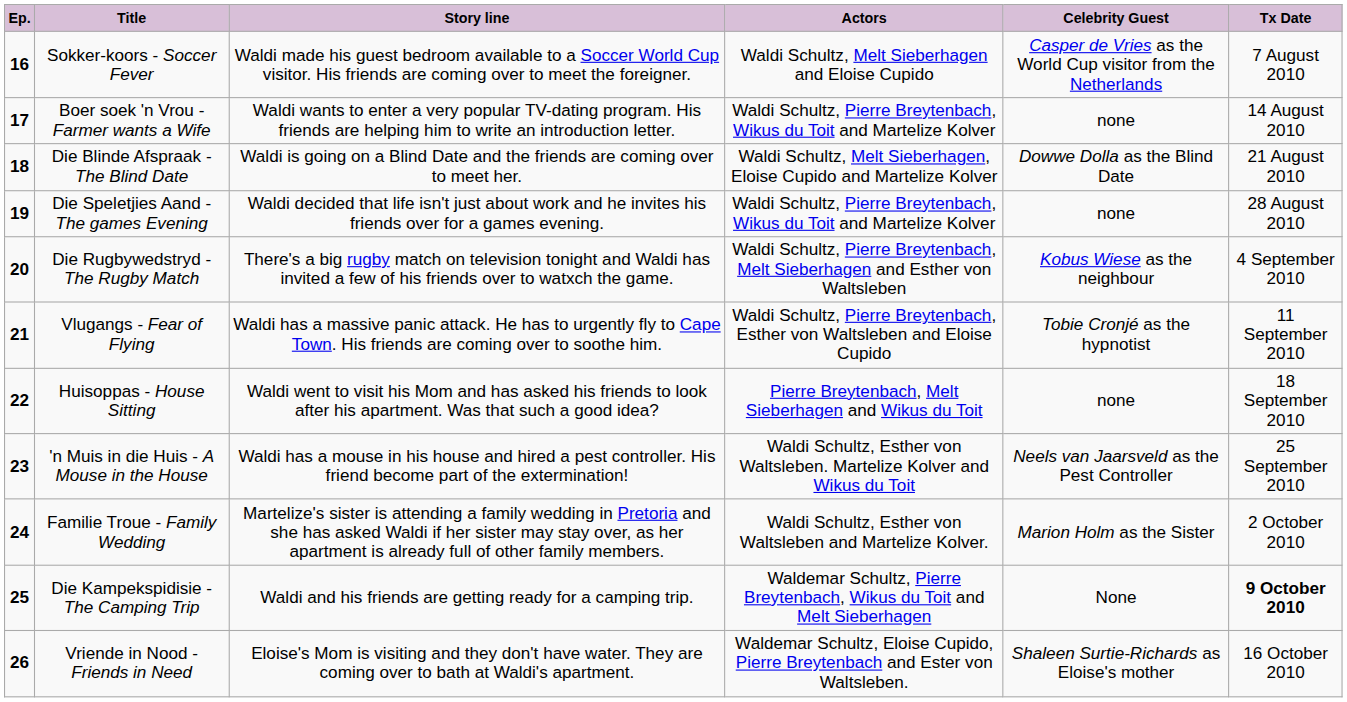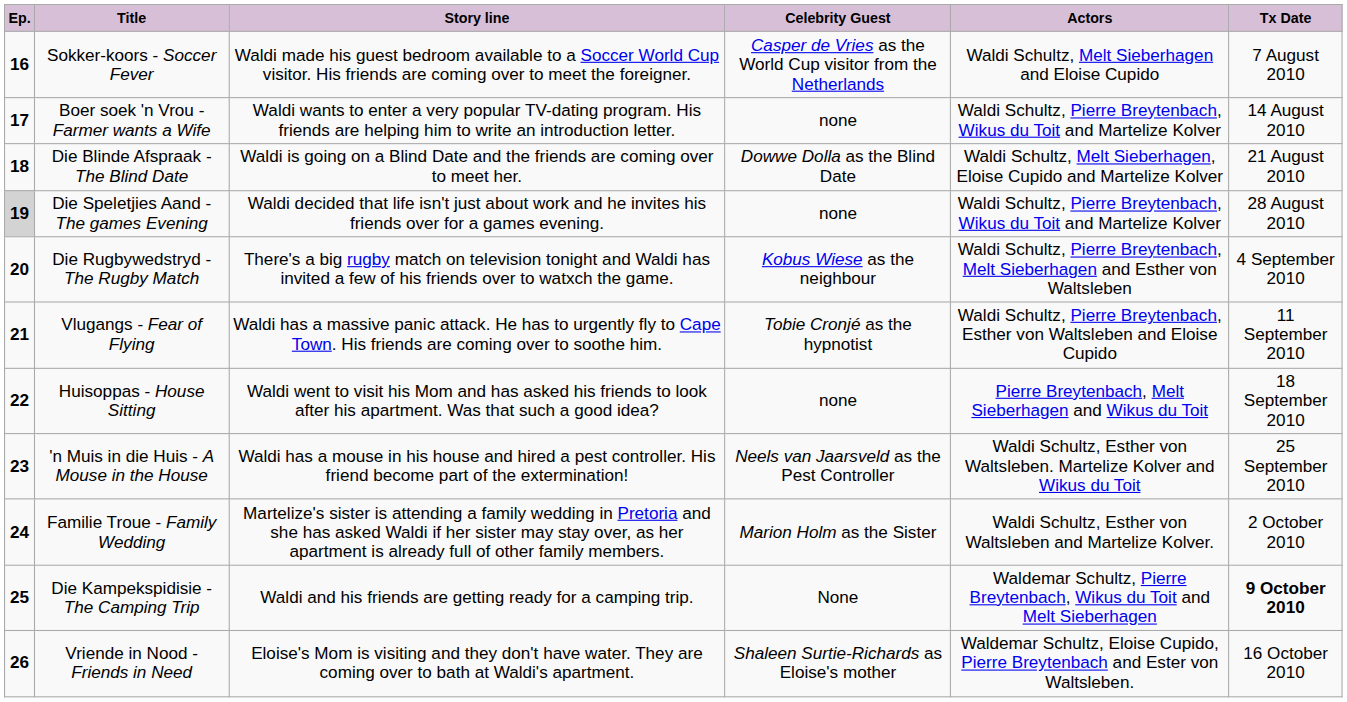columns swapped: (864, 19) <-> (1116, 19)
(20, 213) no background -> (20, 213) lightgrey background
